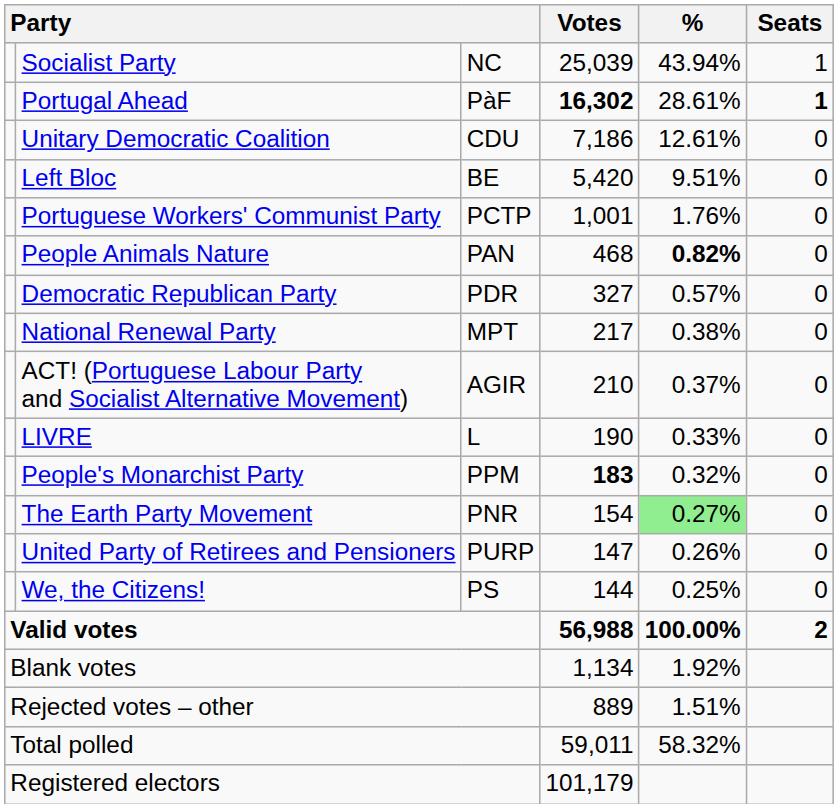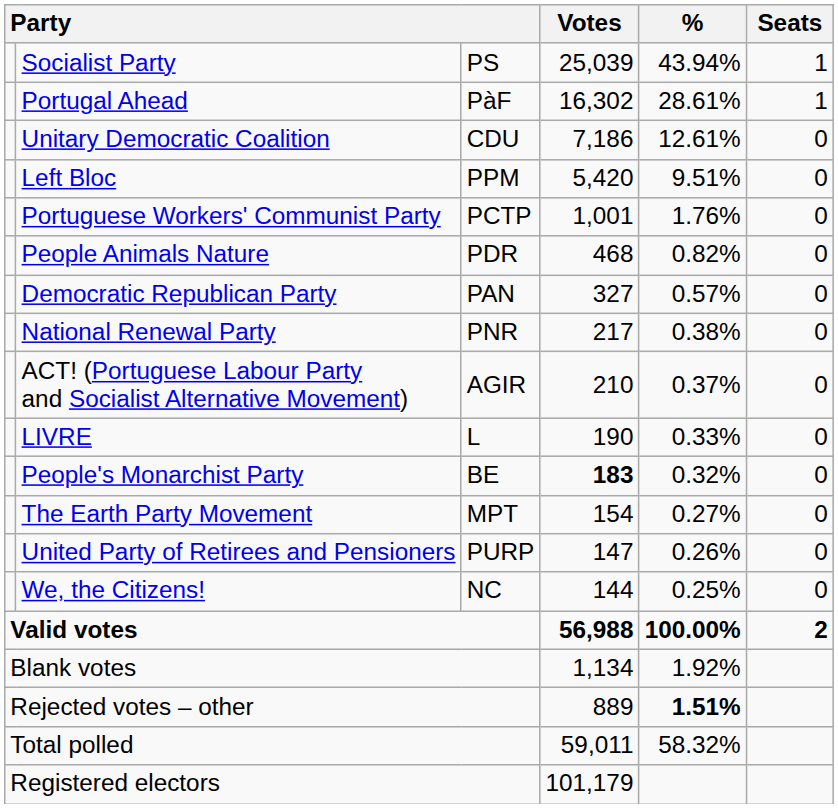(484, 62) NC -> (483, 62) PS
(596, 100) bold -> (596, 100) normal
(821, 100) bold -> (821, 100) normal
(483, 178) BE -> (493, 178) PPM
(491, 255) PAN -> (492, 255) PDR
(706, 255) bold -> (706, 255) normal
(492, 293) PDR -> (491, 293) PAN
(492, 332) MPT -> (492, 332) PNR
(493, 475) PPM -> (483, 475) BE
(492, 513) PNR -> (492, 513) MPT
(706, 513) lightgreen background -> (706, 513) no background
(483, 591) PS -> (484, 591) NC
(706, 706) normal -> (706, 706) bold
